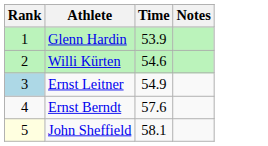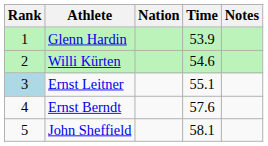+ column: (159, 15)
(154, 84) 54.9 -> (202, 84) 55.1
(25, 130) lightyellow background -> (25, 130) no background
